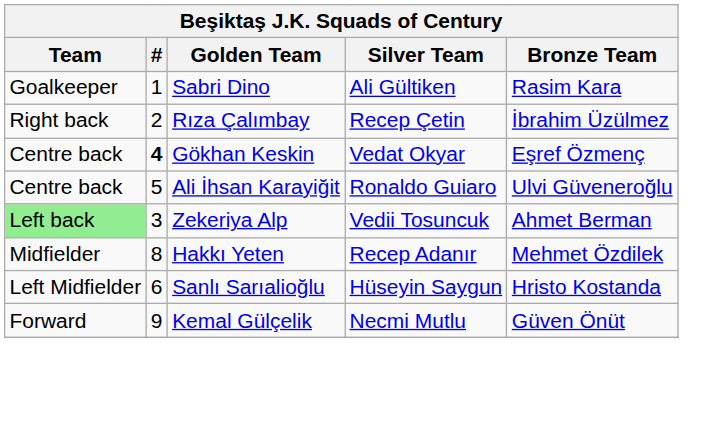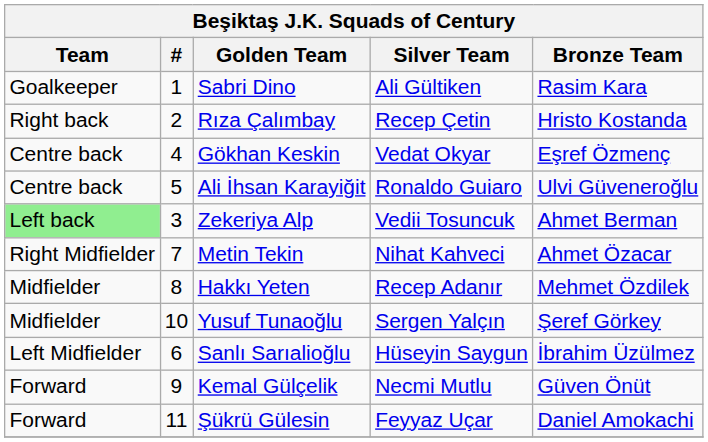(590, 120) İbrahim Üzülmez -> (612, 120) Hristo Kostanda
(157, 154) bold -> (176, 154) normal
+ row: (251, 253)
+ row: (270, 320)
(586, 287) Hristo Kostanda -> (616, 353) İbrahim Üzülmez
+ row: (264, 420)
